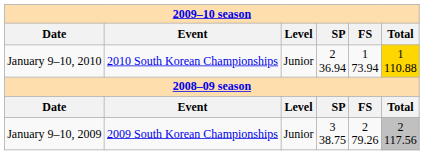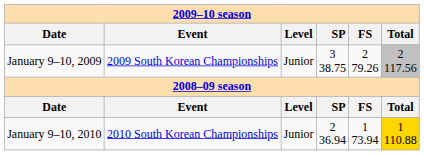rows swapped: (54, 61) <-> (54, 133)
